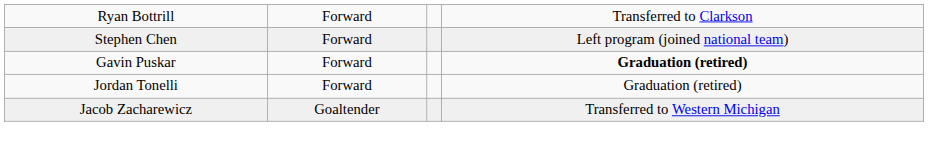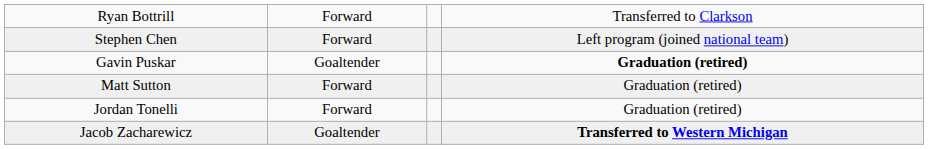(347, 62) Forward -> (347, 62) Goaltender
+ row: (136, 86)
(683, 109) normal -> (683, 132) bold
